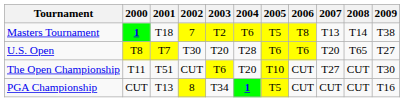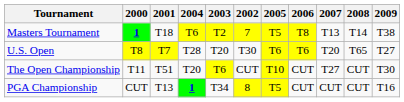columns swapped: (192, 13) <-> (247, 13)
